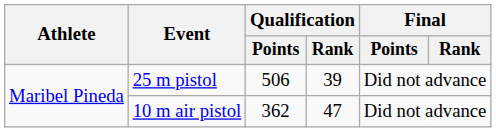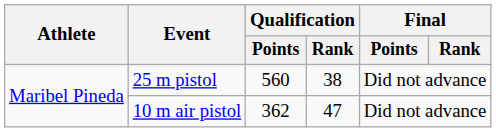(276, 80) 506 -> (276, 80) 560
(333, 80) 39 -> (333, 80) 38
